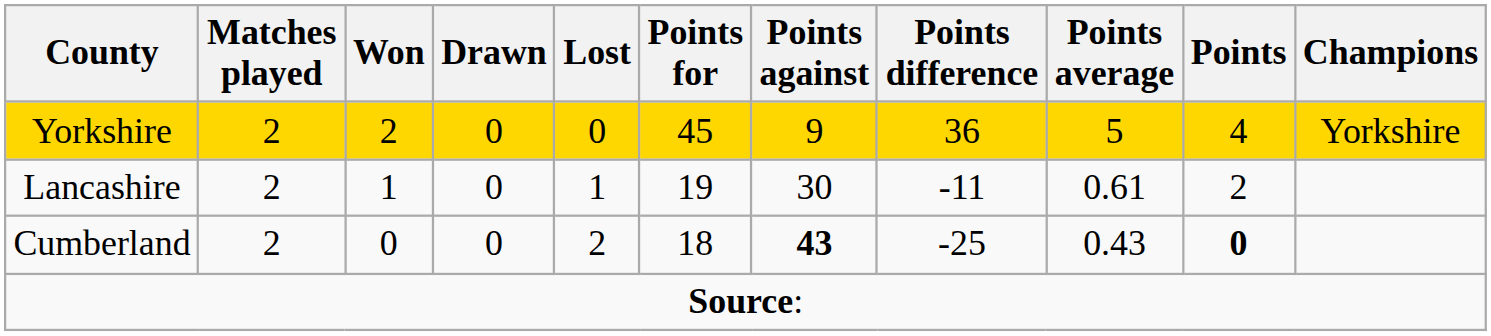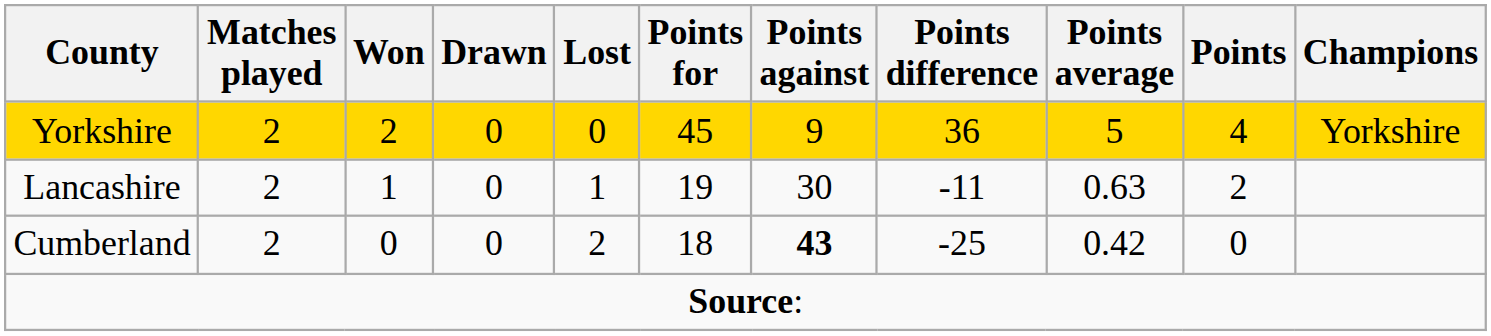(1115, 186) 0.61 -> (1115, 186) 0.63
(1115, 243) 0.43 -> (1115, 243) 0.42
(1239, 243) bold -> (1239, 243) normal
